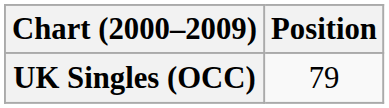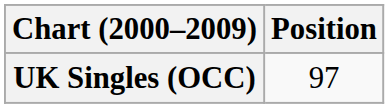(324, 77) 79 -> (324, 77) 97
